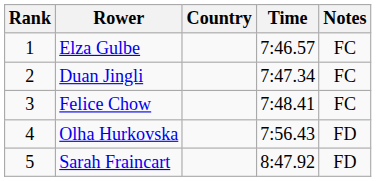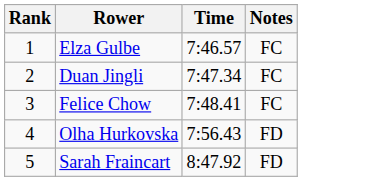- column: (219, 18)
